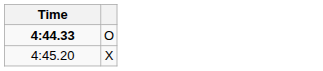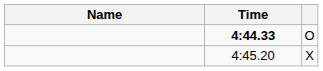+ column: (105, 14)
